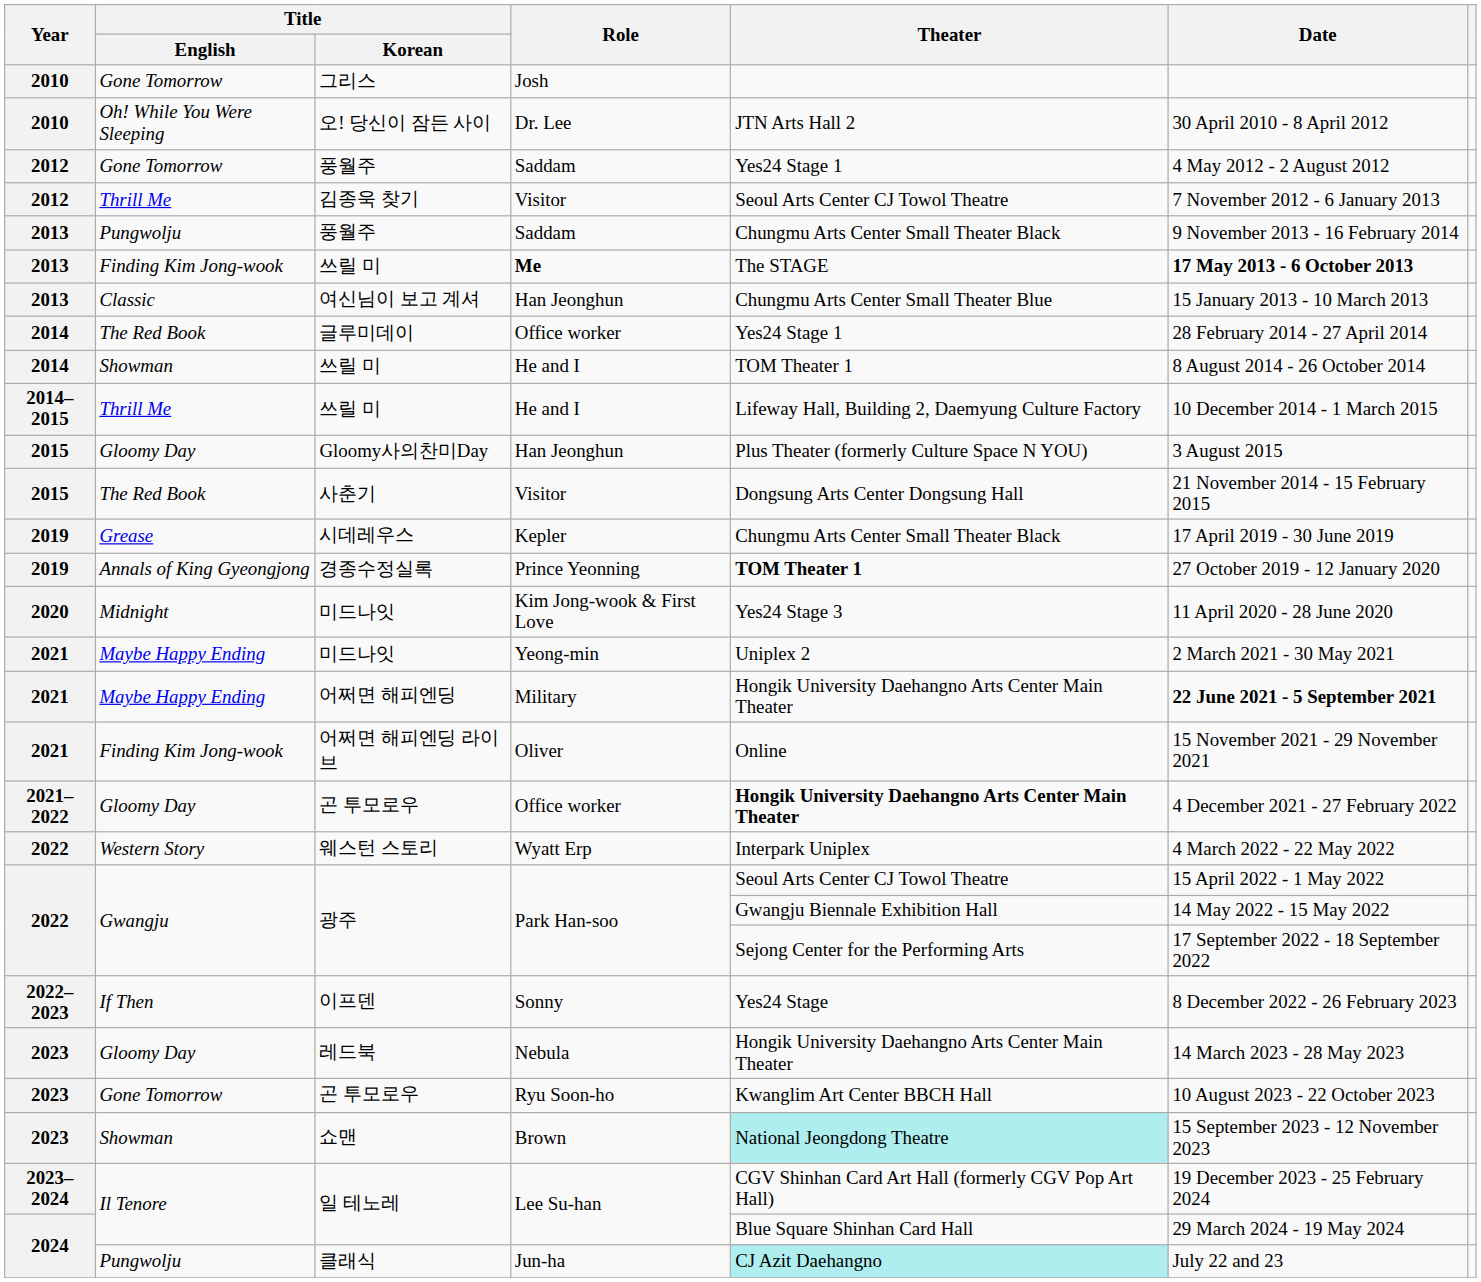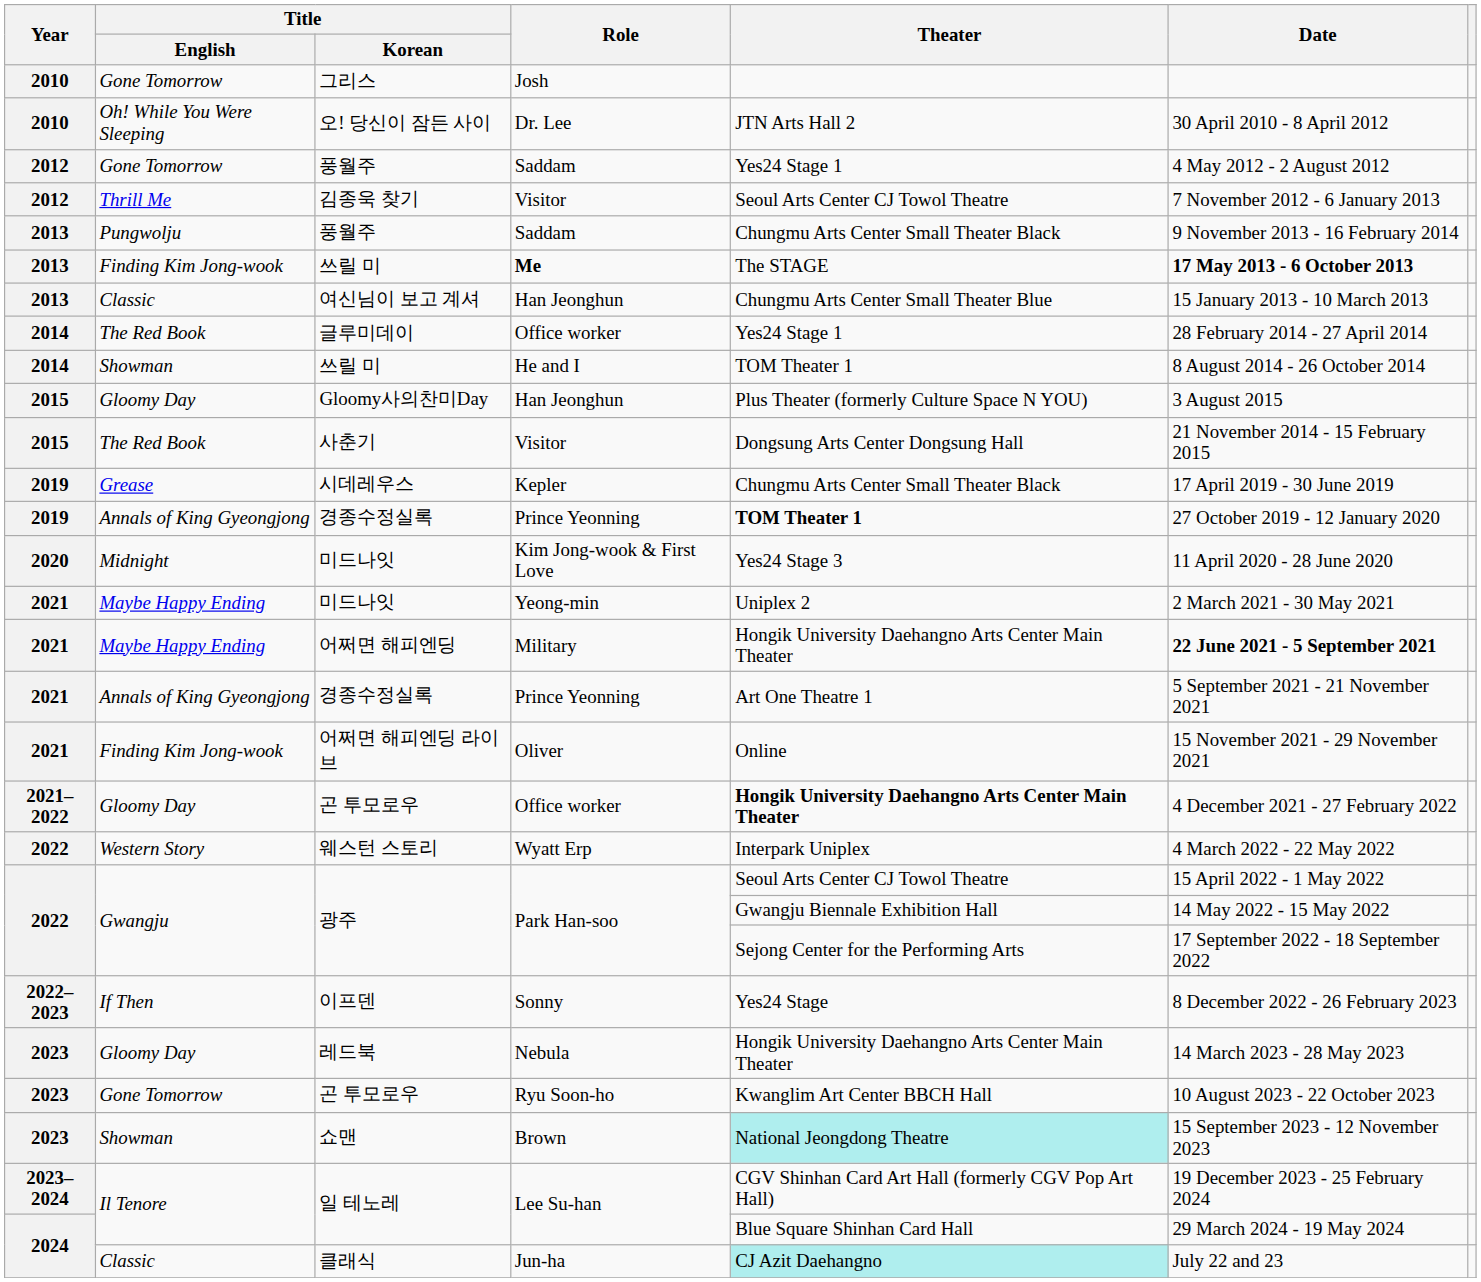- row: (50, 409)
+ row: (50, 696)
(140, 1260) Pungwolju -> (127, 1260) Classic
